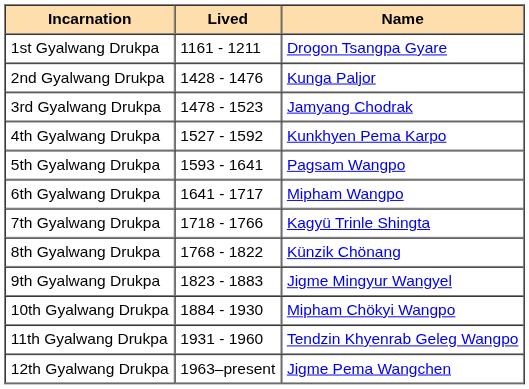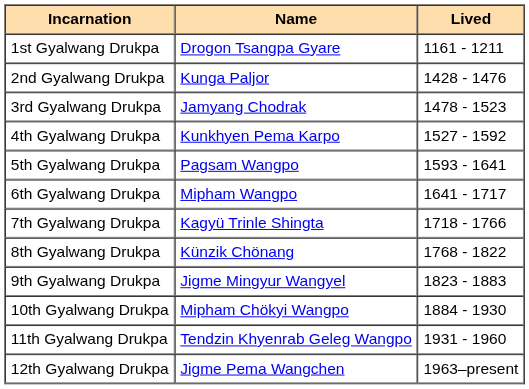columns swapped: (403, 19) <-> (228, 19)
